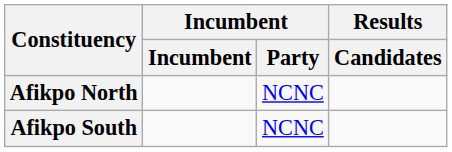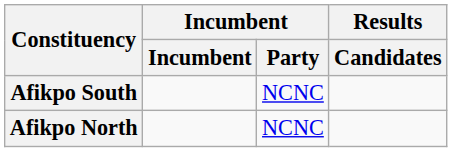rows swapped: (74, 92) <-> (74, 127)
